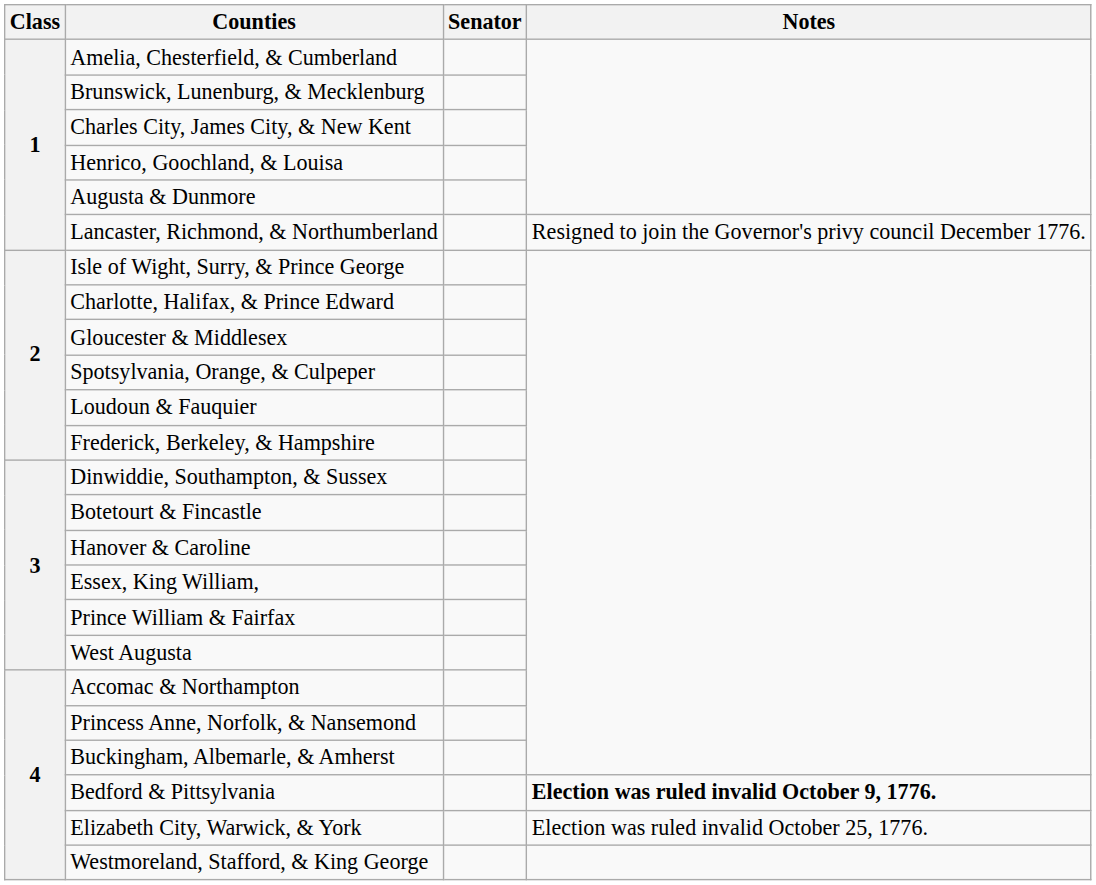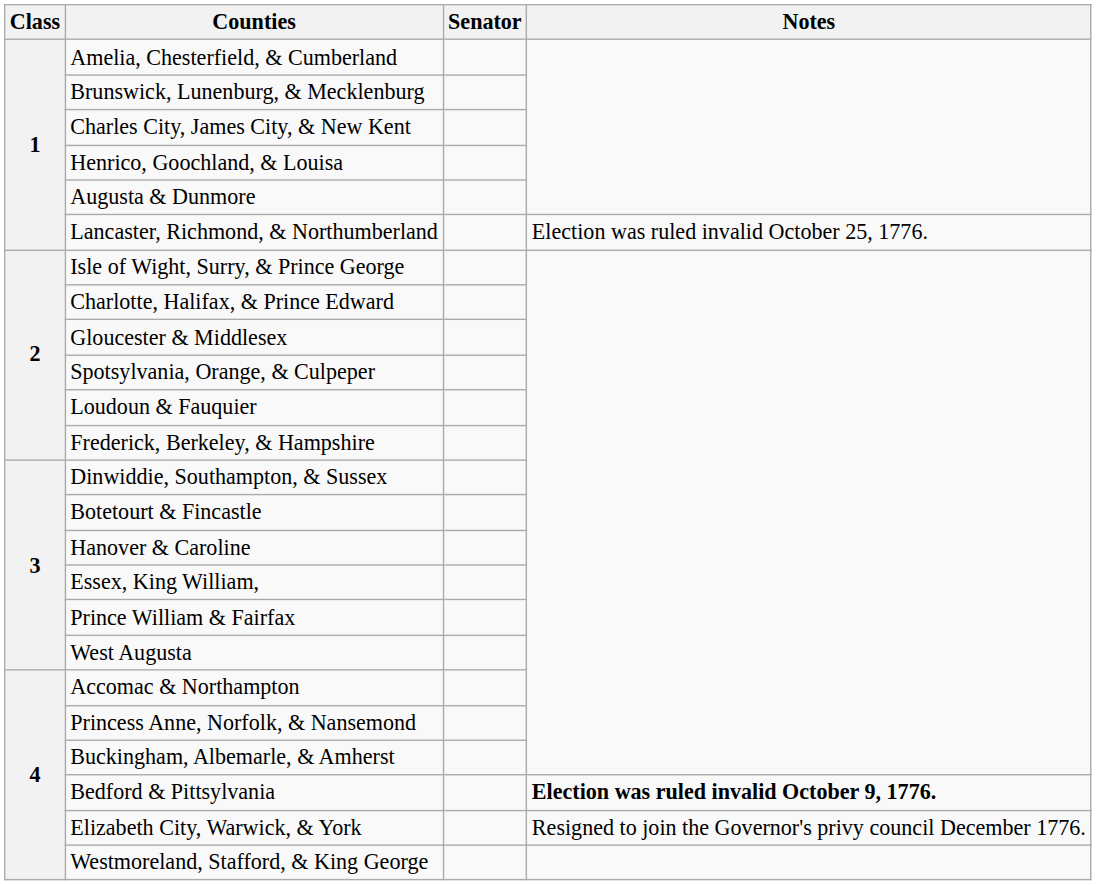(809, 232) Resigned to join the Governor's privy council December 1776. -> (730, 232) Election was ruled invalid October 25, 1776.
(730, 827) Election was ruled invalid October 25, 1776. -> (809, 827) Resigned to join the Governor's privy council December 1776.
